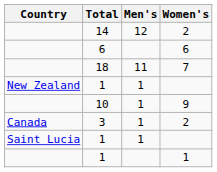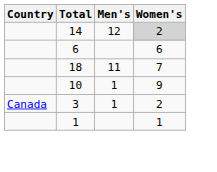(186, 31) no background -> (159, 31) lightgrey background
- row: (44, 85)
- row: (44, 139)
